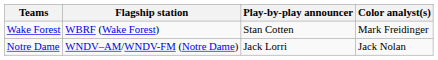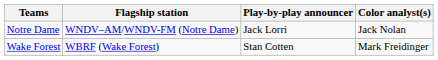rows swapped: (33, 47) <-> (34, 30)
